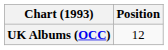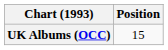(138, 34) 12 -> (138, 34) 15
